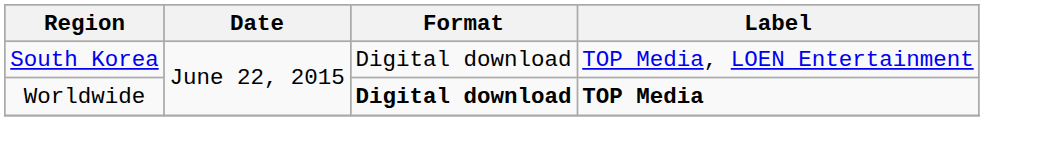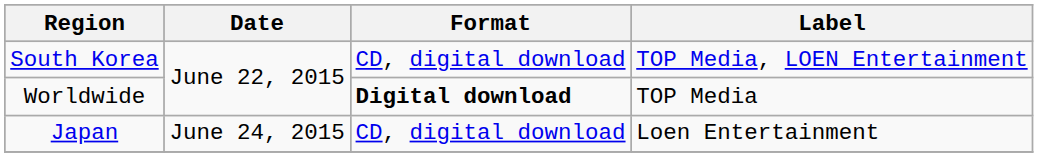(464, 60) Digital download -> (491, 60) CD, digital download
(643, 97) bold -> (697, 97) normal
+ row: (84, 133)
